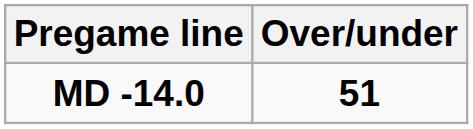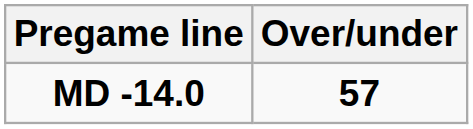(359, 92) 51 -> (359, 92) 57
